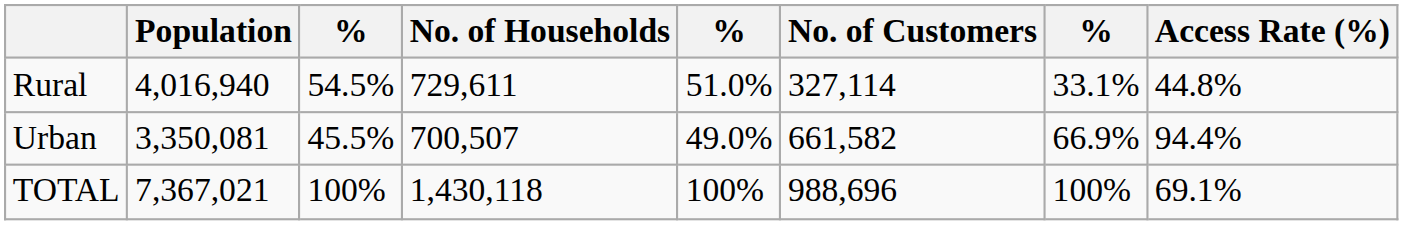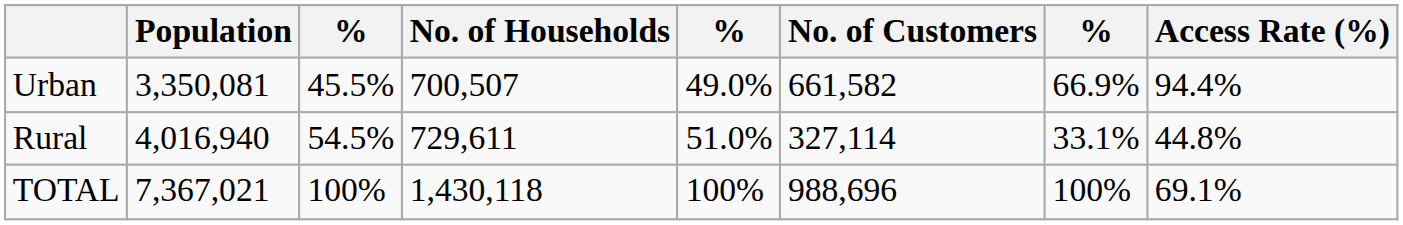rows swapped: (55, 137) <-> (50, 84)
